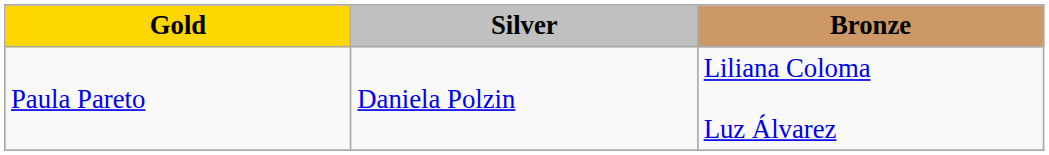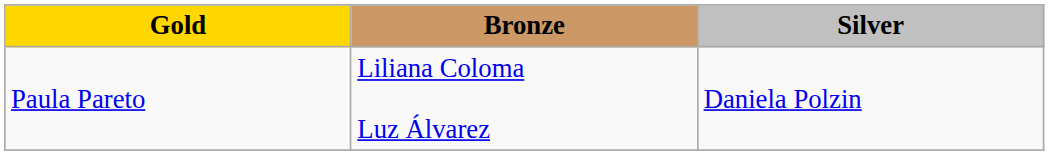columns swapped: (524, 25) <-> (871, 25)
